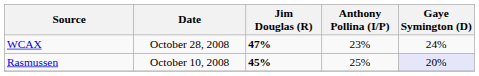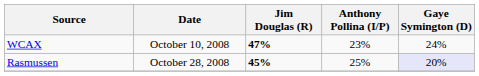(190, 44) October 28, 2008 -> (190, 44) October 10, 2008
(190, 62) October 10, 2008 -> (190, 62) October 28, 2008
